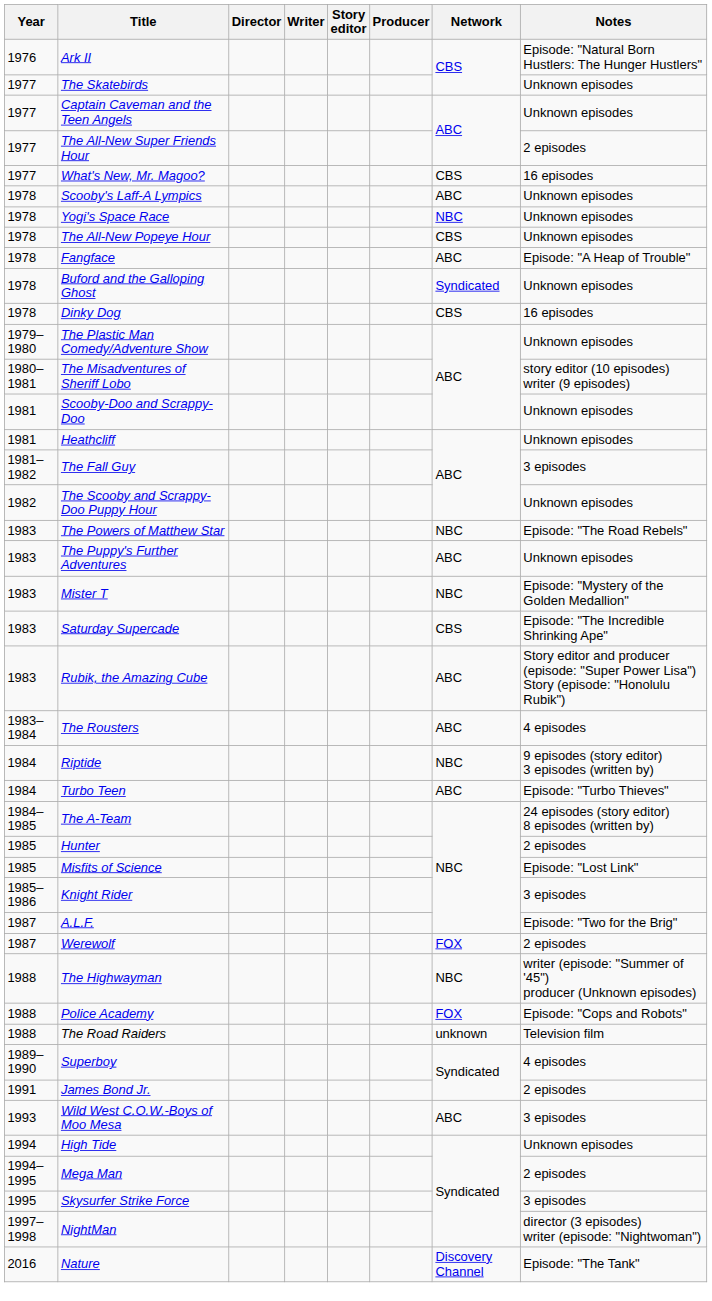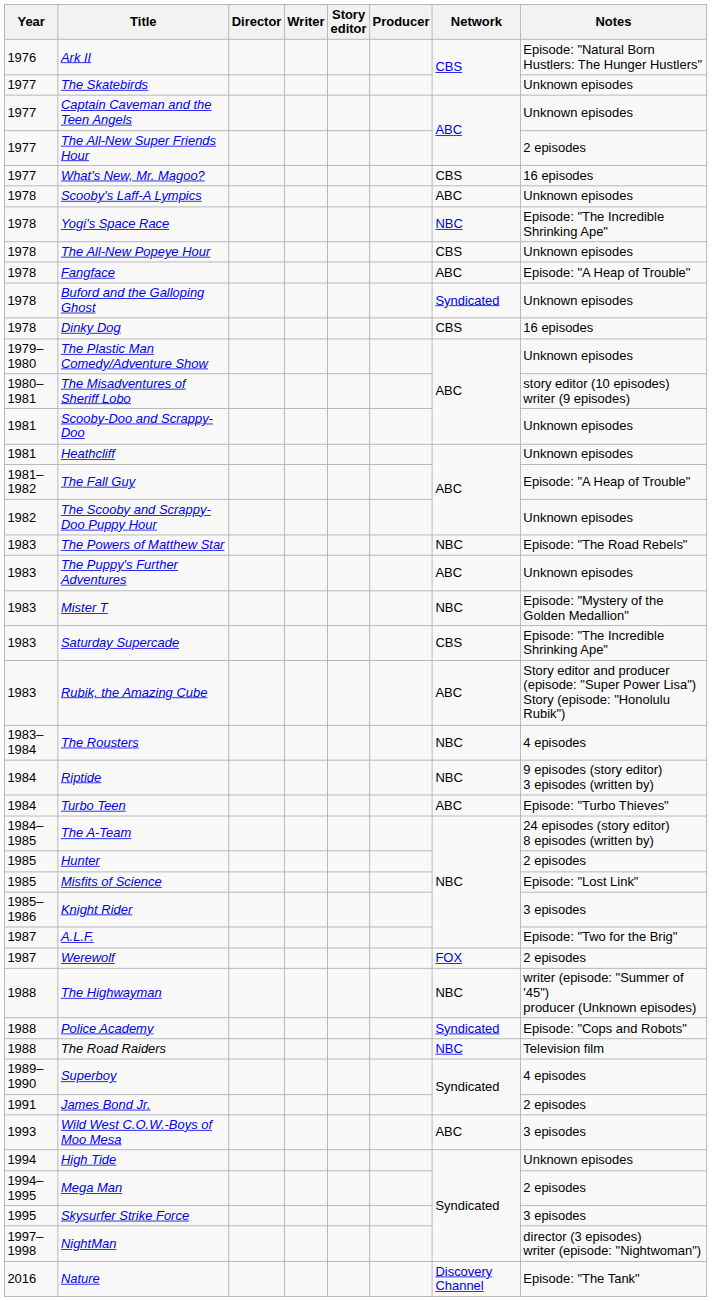(578, 216) Unknown episodes -> (594, 224) Episode: "The Incredible Shrinking Ape"
(555, 467) 3 episodes -> (607, 482) Episode: "A Heap of Trouble"
(449, 728) ABC -> (449, 742) NBC
(449, 1013) FOX -> (467, 1028) Syndicated
(461, 1034) unknown -> (449, 1048) NBC
